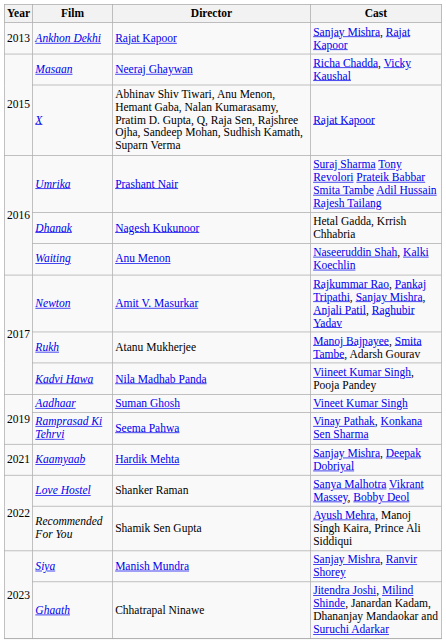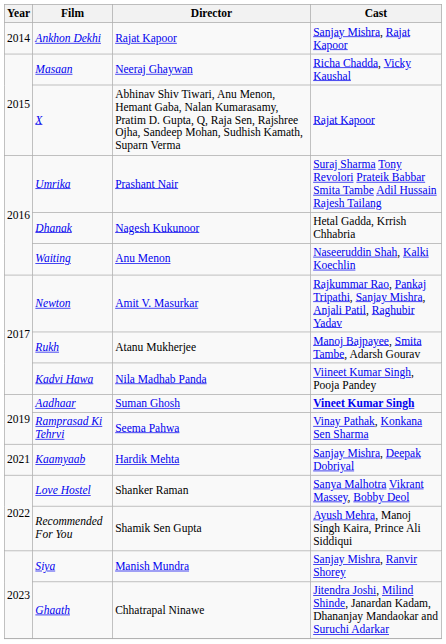(19, 38) 2013 -> (19, 38) 2014
(360, 403) normal -> (364, 403) bold
